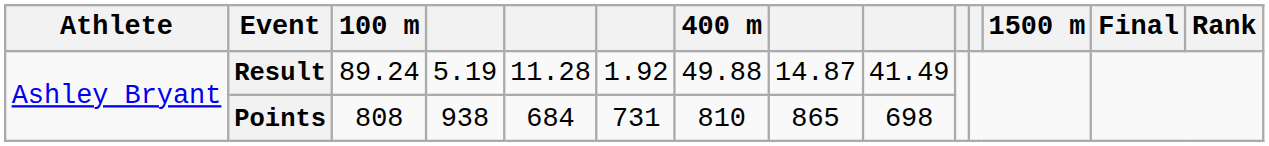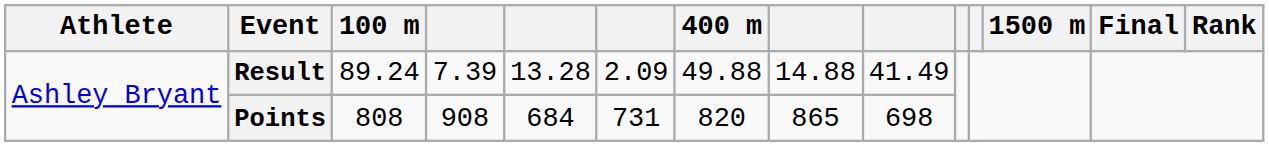(465, 73) 5.19 -> (465, 73) 7.39
(551, 73) 11.28 -> (551, 73) 13.28
(636, 73) 1.92 -> (636, 73) 2.09
(815, 73) 14.87 -> (815, 73) 14.88
(465, 118) 938 -> (465, 118) 908
(722, 118) 810 -> (722, 118) 820
